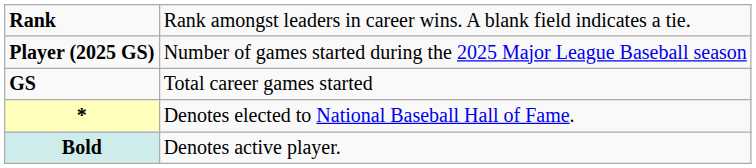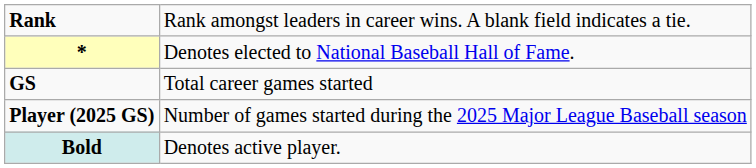rows swapped: (82, 52) <-> (82, 115)
